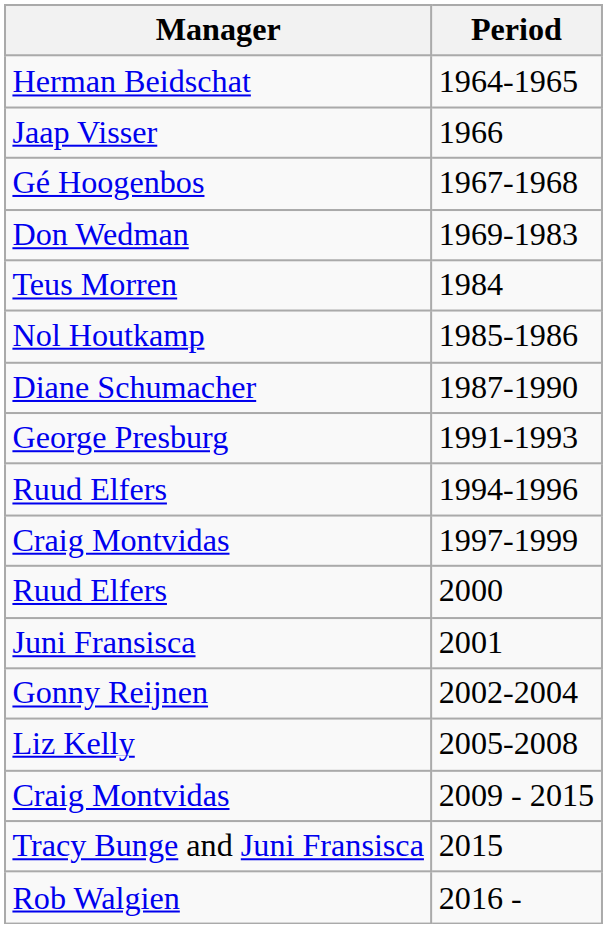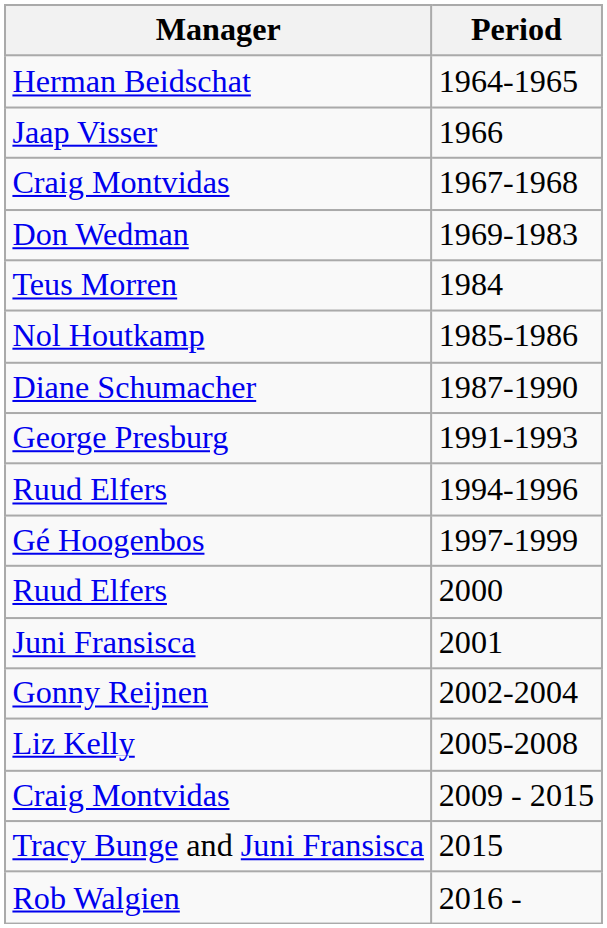(108, 183) Gé Hoogenbos -> (121, 183) Craig Montvidas
(121, 540) Craig Montvidas -> (108, 540) Gé Hoogenbos
